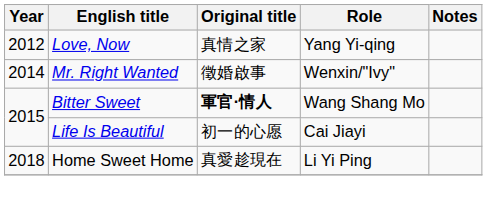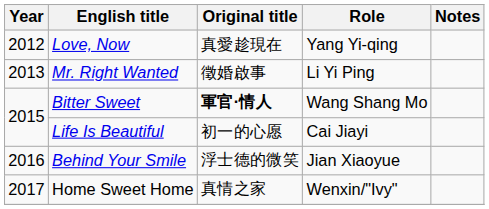(234, 44) 真情之家 -> (242, 44) 真愛趁現在
(26, 73) 2014 -> (26, 73) 2013
(349, 73) Wenxin/"Ivy" -> (341, 73) Li Yi Ping
+ row: (119, 160)
(26, 160) 2018 -> (26, 189) 2017
(242, 160) 真愛趁現在 -> (234, 189) 真情之家
(338, 160) Li Yi Ping -> (352, 189) Wenxin/"Ivy"
